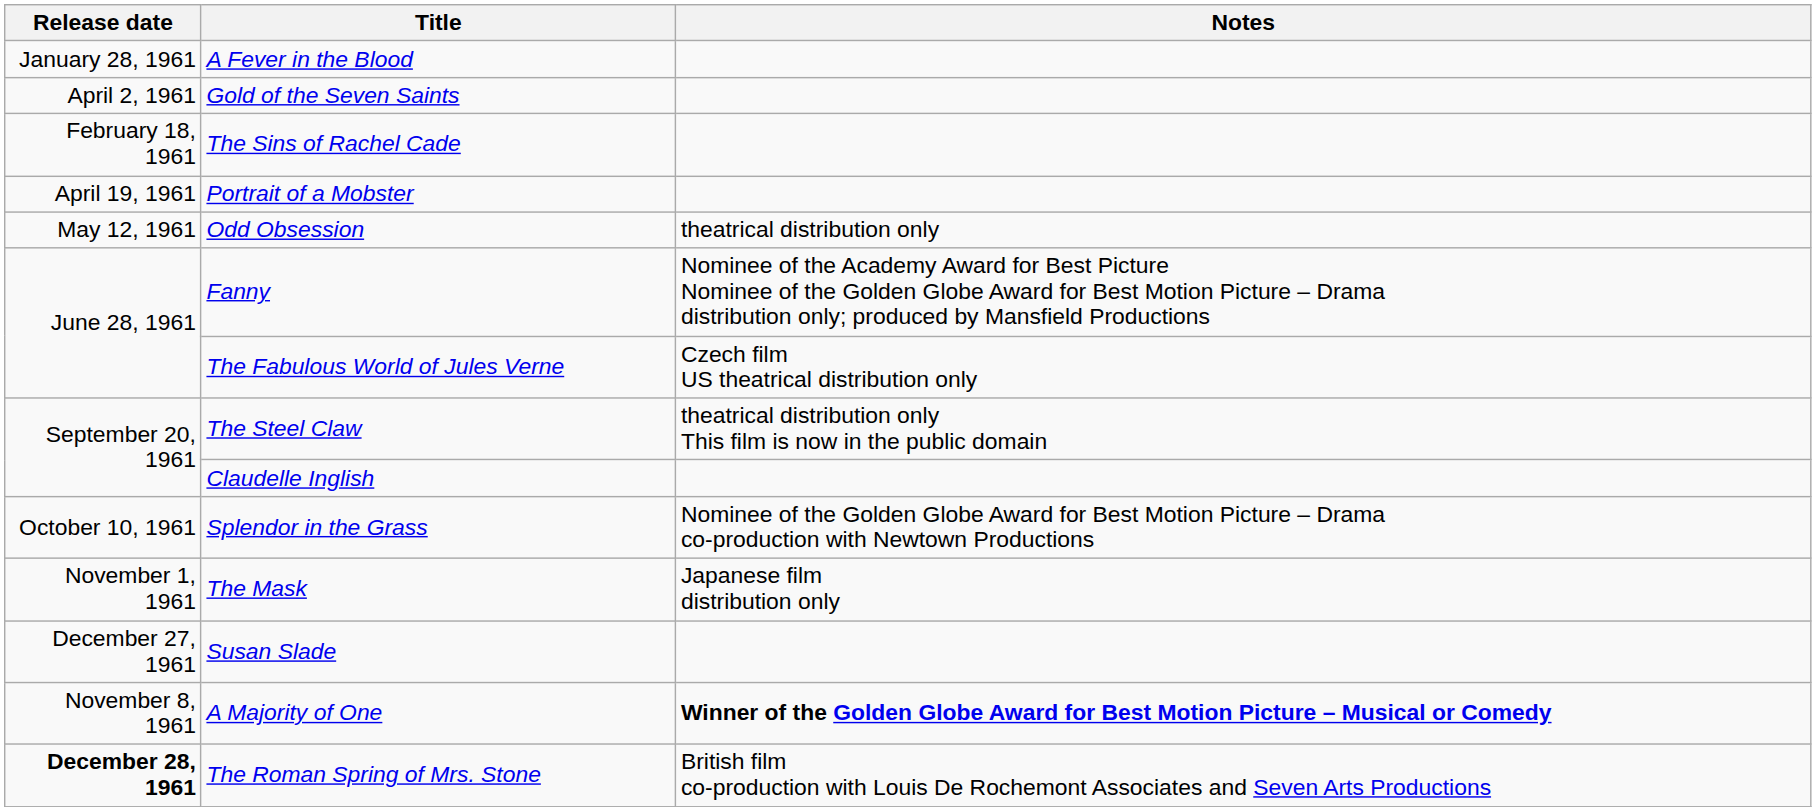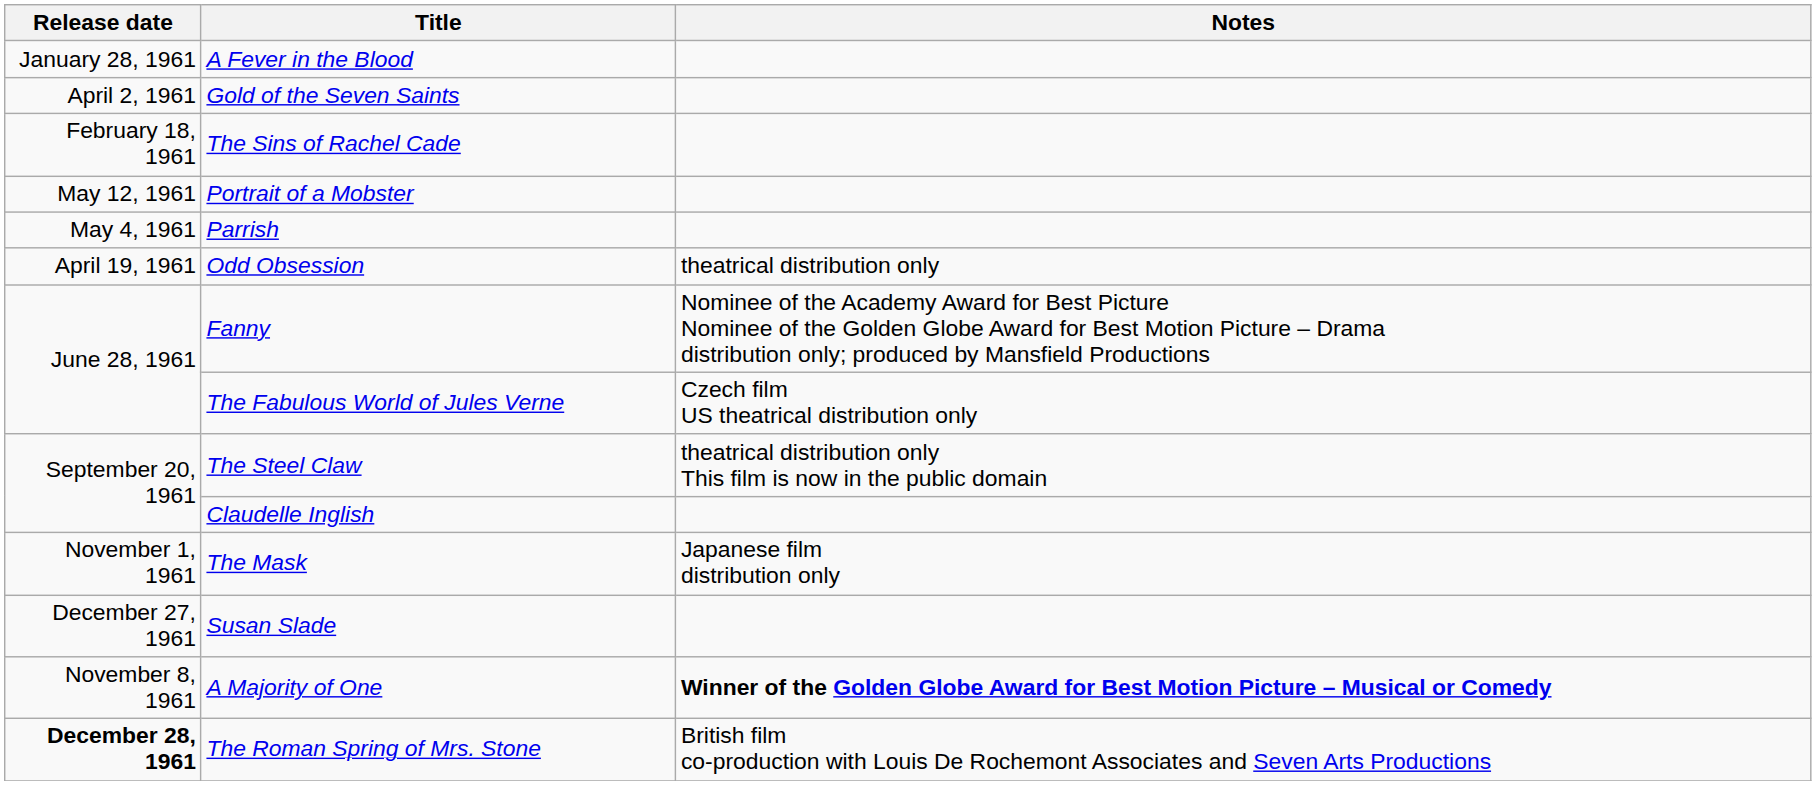(125, 193) April 19, 1961 -> (127, 193) May 12, 1961
+ row: (243, 229)
(127, 229) May 12, 1961 -> (125, 266) April 19, 1961
- row: (317, 527)
